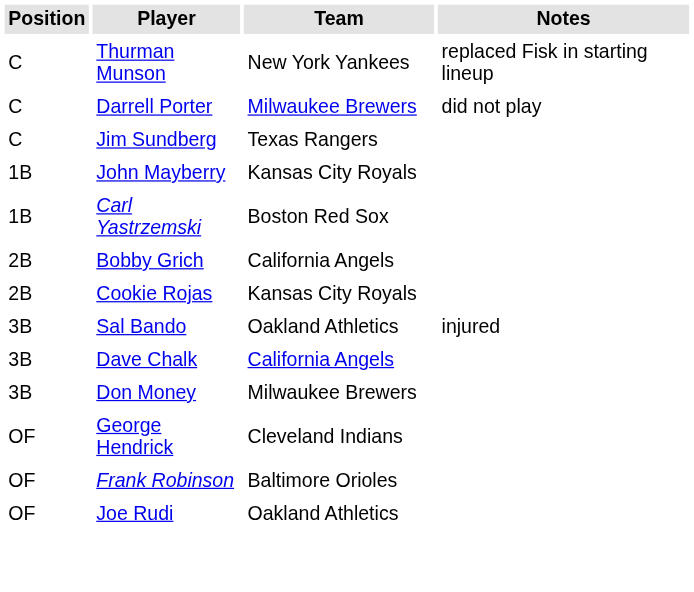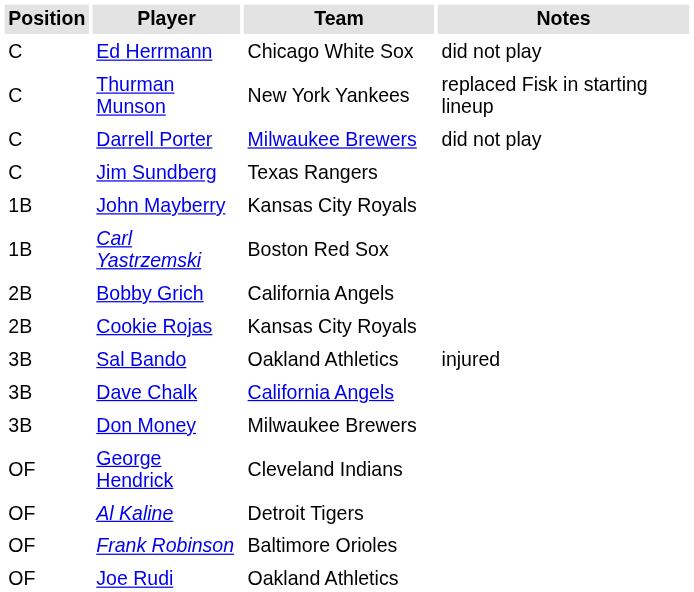+ row: (154, 52)
+ row: (135, 513)
